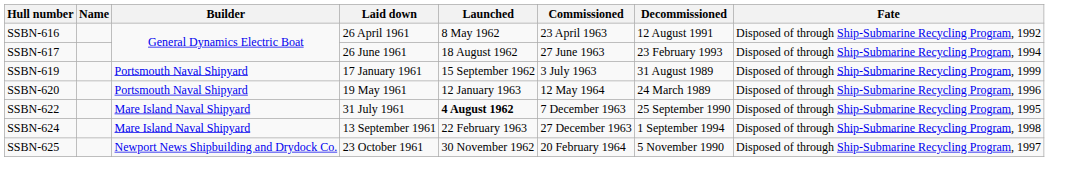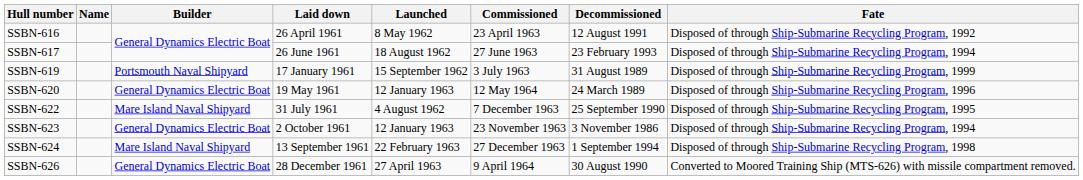(181, 90) Portsmouth Naval Shipyard -> (192, 90) General Dynamics Electric Boat
(478, 109) bold -> (410, 109) normal
+ row: (33, 128)
- row: (33, 147)
+ row: (33, 166)
